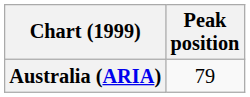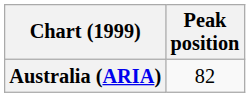(205, 75) 79 -> (205, 75) 82
